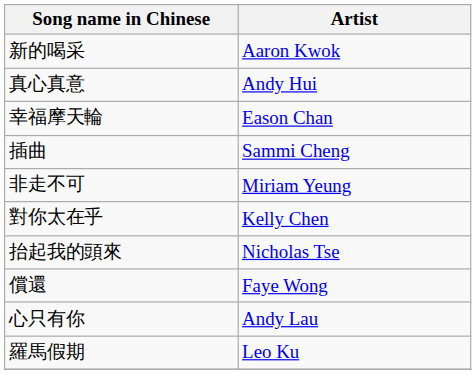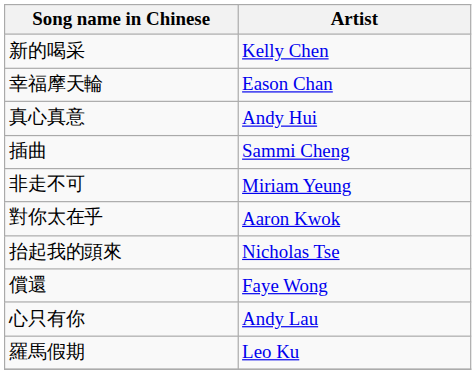(291, 51) Aaron Kwok -> (285, 51) Kelly Chen
rows swapped: (47, 84) <-> (56, 117)
(285, 218) Kelly Chen -> (291, 218) Aaron Kwok
